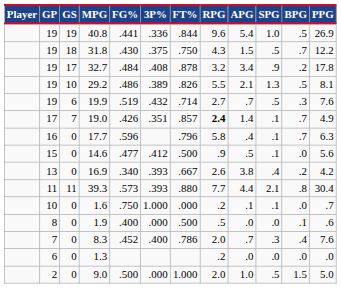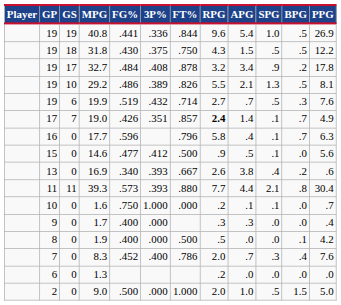(303, 50) .7 -> (303, 50) .5
(327, 171) 4.2 -> (330, 171) .6
+ row: (100, 222)
(330, 222) .6 -> (327, 240) 4.2
